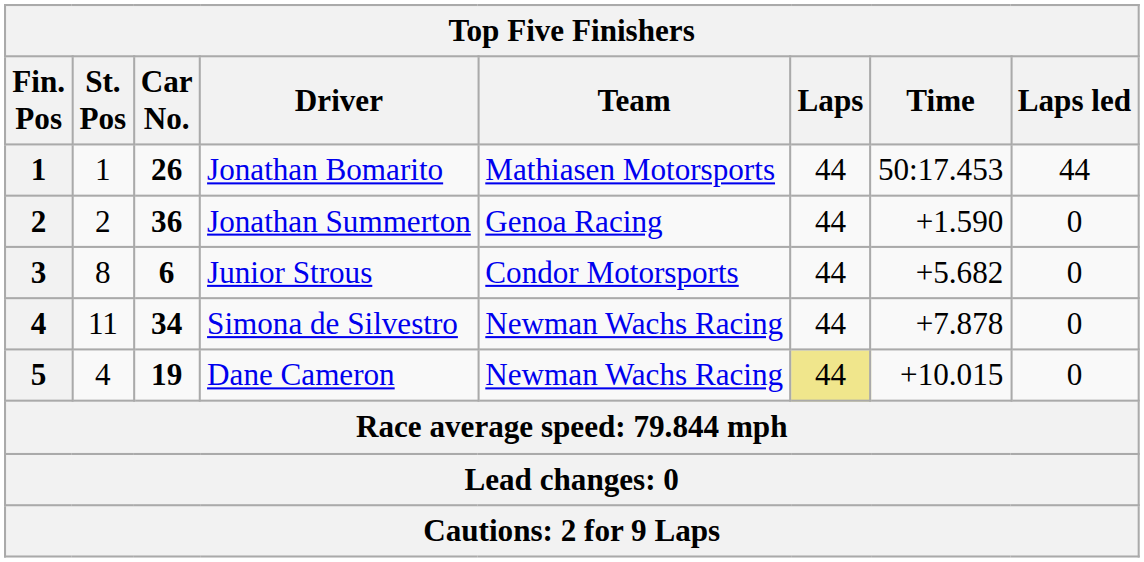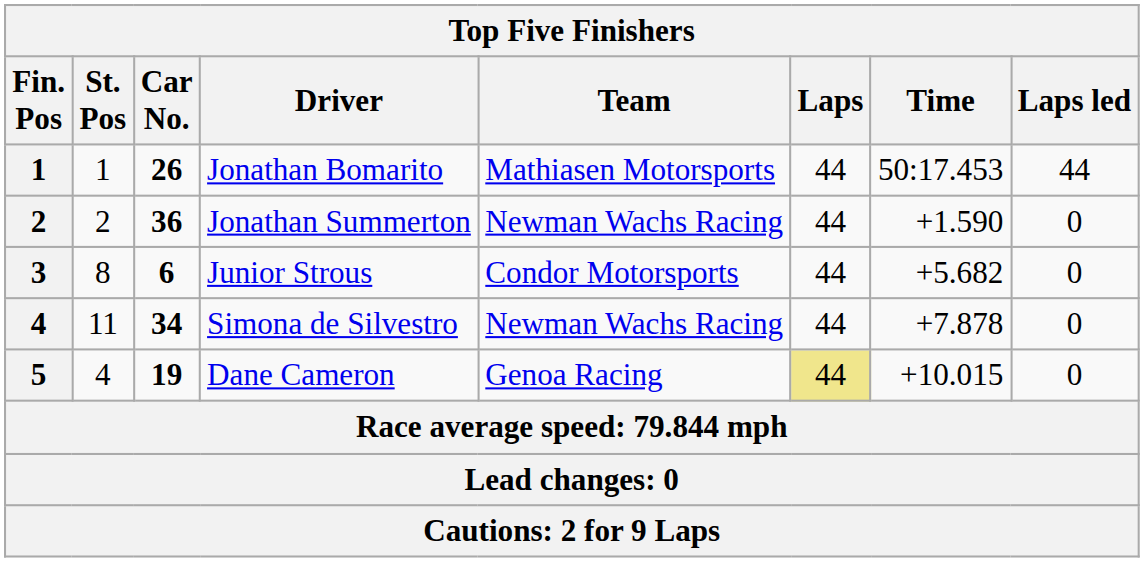(574, 221) Genoa Racing -> (634, 221) Newman Wachs Racing
(634, 375) Newman Wachs Racing -> (574, 375) Genoa Racing
